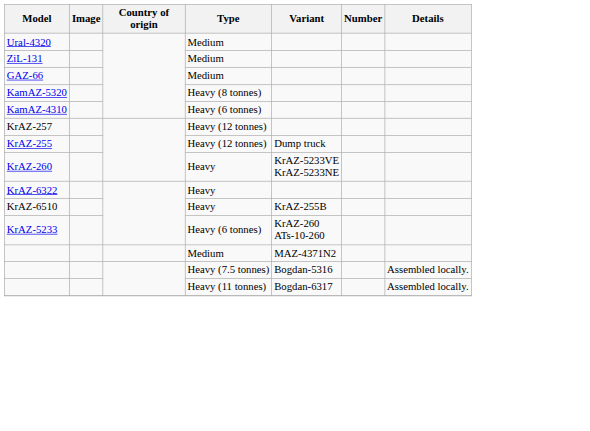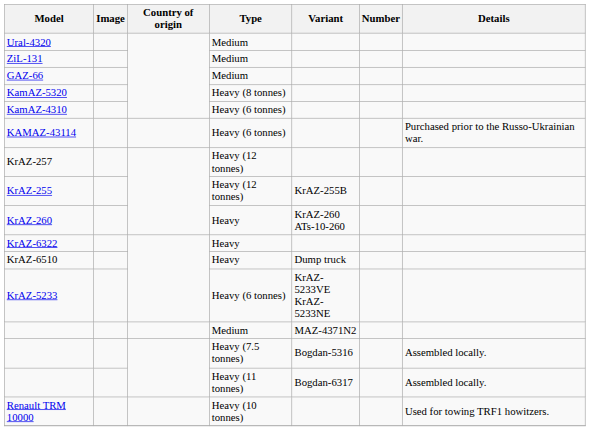+ row: (41, 133)
(300, 144) Dump truck -> (321, 191) KrAZ-255B
(307, 167) KrAZ-5233VE KrAZ-5233NE -> (320, 220) KrAZ-260 ATs-10-260
(300, 207) KrAZ-255B -> (320, 260) Dump truck
(299, 230) KrAZ-260 ATs-10-260 -> (312, 295) KrAZ-5233VE KrAZ-5233NE
+ row: (36, 411)
